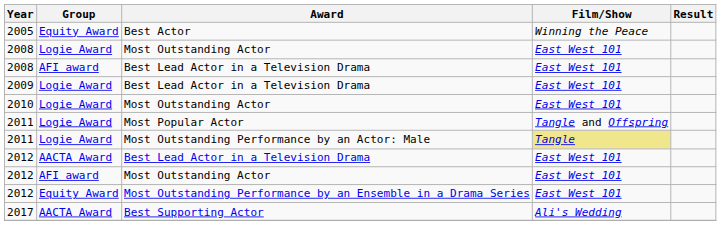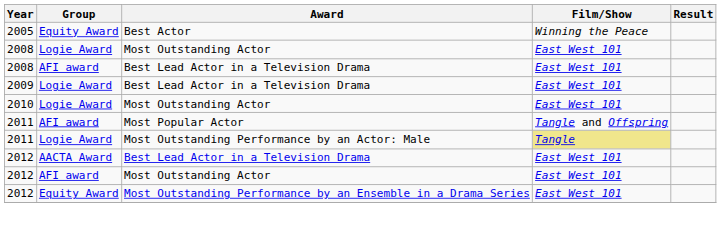(76, 121) Logie Award -> (69, 121) AFI award
- row: (20, 212)
